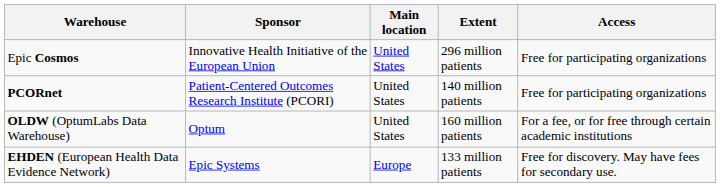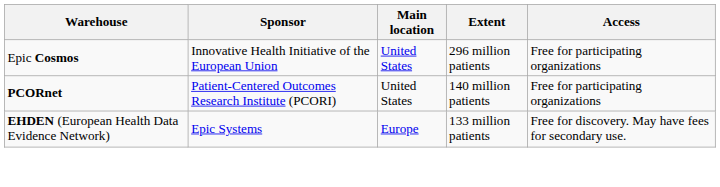- row: (77, 128)
